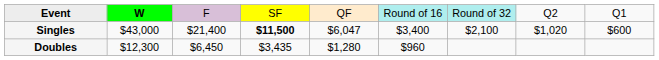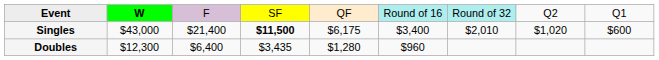(344, 30) $6,047 -> (344, 30) $6,175
(482, 30) $2,100 -> (482, 30) $2,010
(206, 47) $6,450 -> (206, 47) $6,400
